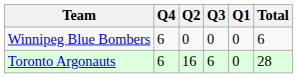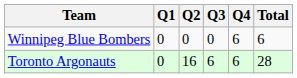columns swapped: (241, 15) <-> (166, 15)
